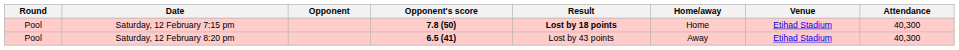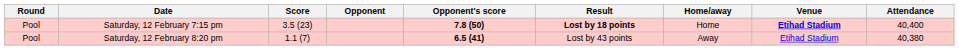+ column: (297, 12)
(803, 25) normal -> (809, 25) bold
(907, 25) 40,300 -> (910, 25) 40,400
(907, 39) 40,300 -> (910, 39) 40,380
